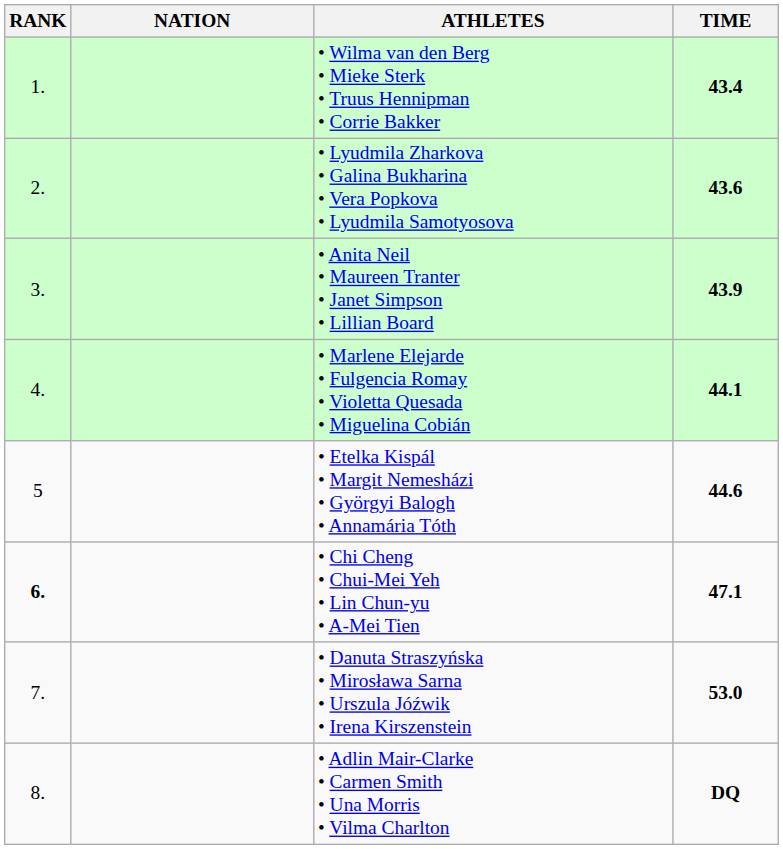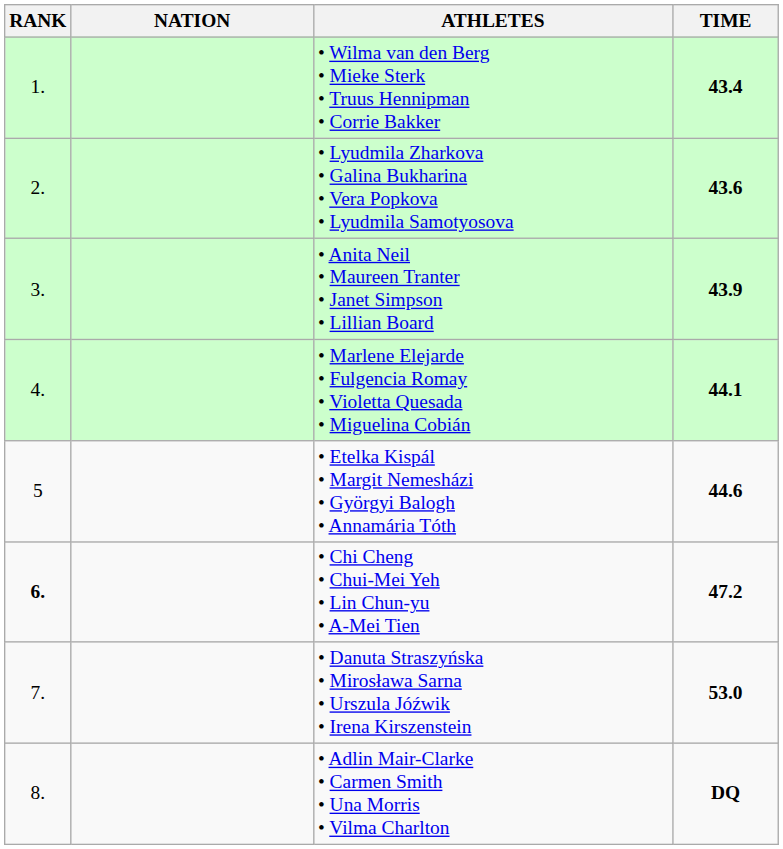(726, 591) 47.1 -> (726, 591) 47.2
